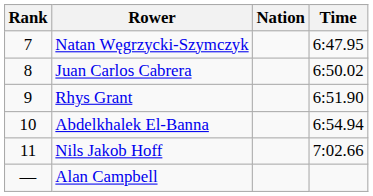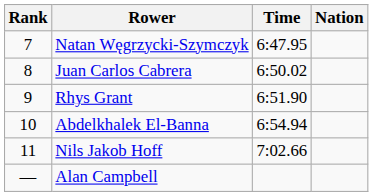columns swapped: (281, 17) <-> (338, 17)
